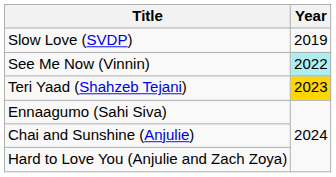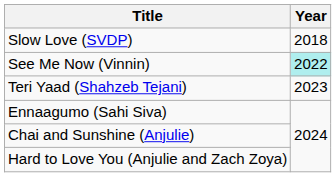(311, 40) 2019 -> (311, 40) 2018
(311, 87) gold background -> (311, 87) no background
